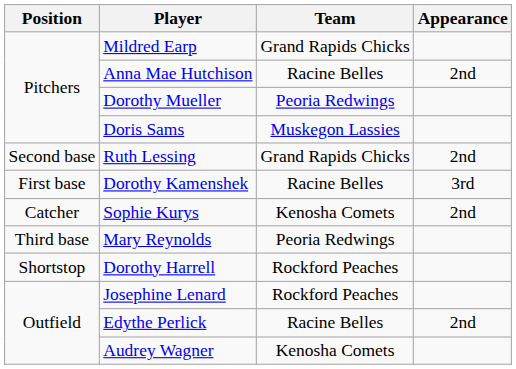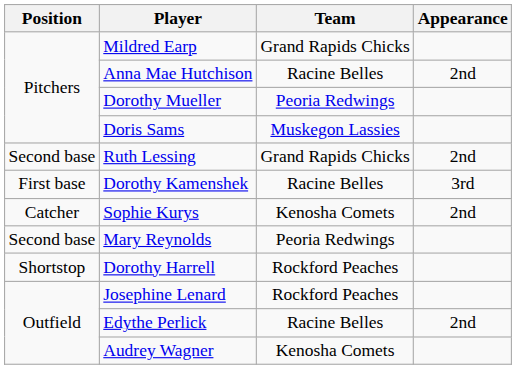(52, 239) Third base -> (52, 239) Second base
